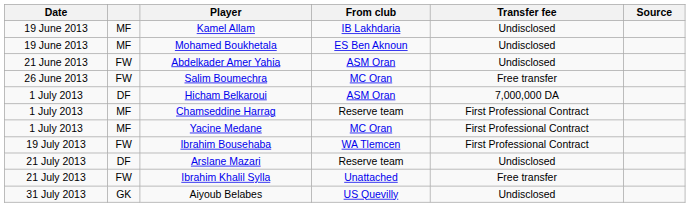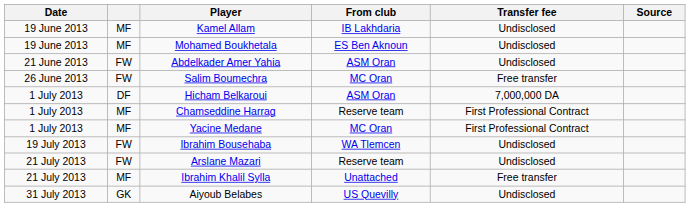(527, 144) First Professional Contract -> (527, 144) Undisclosed
(124, 161) DF -> (124, 161) FW
(124, 177) FW -> (124, 177) MF
